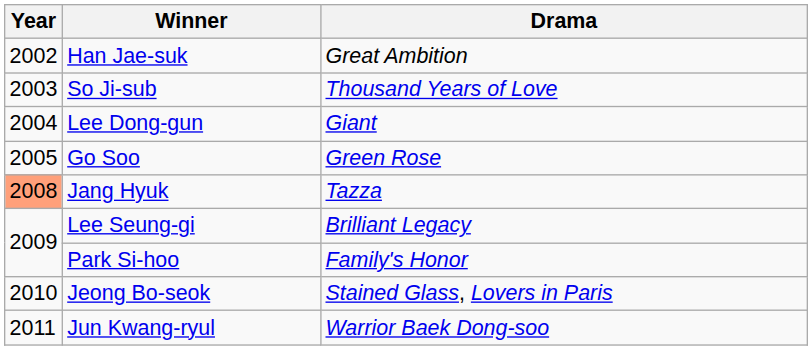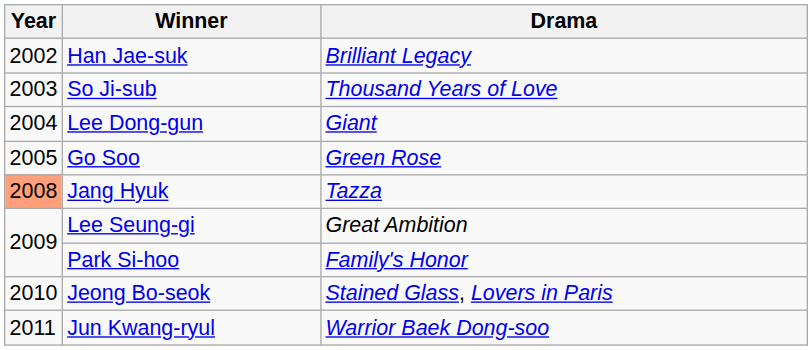(397, 55) Great Ambition -> (398, 55) Brilliant Legacy
(398, 225) Brilliant Legacy -> (397, 225) Great Ambition
